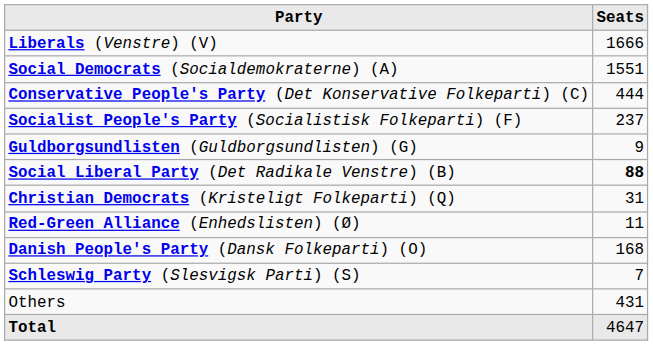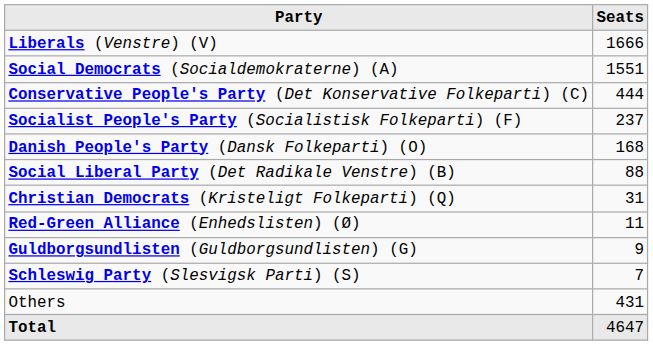rows swapped: (218, 250) <-> (213, 147)
(635, 173) bold -> (635, 173) normal
